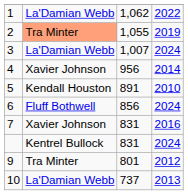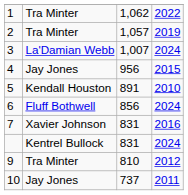(70, 13) La'Damian Webb -> (52, 13) Tra Minter
(52, 32) lightsalmon background -> (52, 32) no background
(134, 32) 1,055 -> (134, 32) 1,057
(66, 69) Xavier Johnson -> (52, 69) Jay Jones
(167, 69) 2014 -> (167, 69) 2015
(130, 161) 801 -> (130, 161) 810
(70, 180) La'Damian Webb -> (52, 180) Jay Jones
(167, 180) 2013 -> (167, 180) 2011
